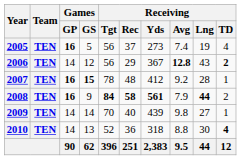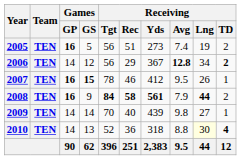(130, 46) 37 -> (130, 46) 51
(226, 46) 4 -> (226, 46) 2
(205, 63) 43 -> (205, 63) 34
(130, 79) 48 -> (130, 79) 46
(181, 79) 9.2 -> (181, 79) 9.5
(205, 79) 28 -> (205, 79) 26
(205, 130) no background -> (205, 130) lightyellow background
